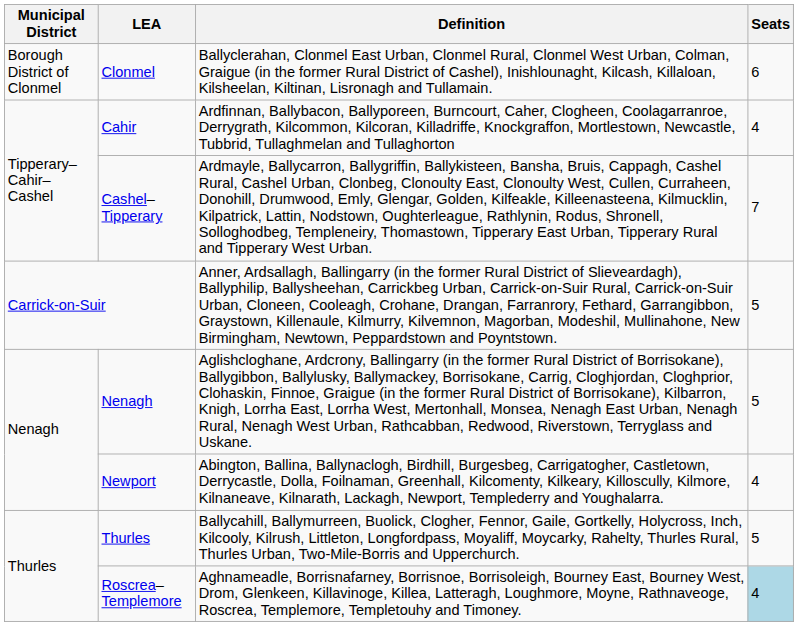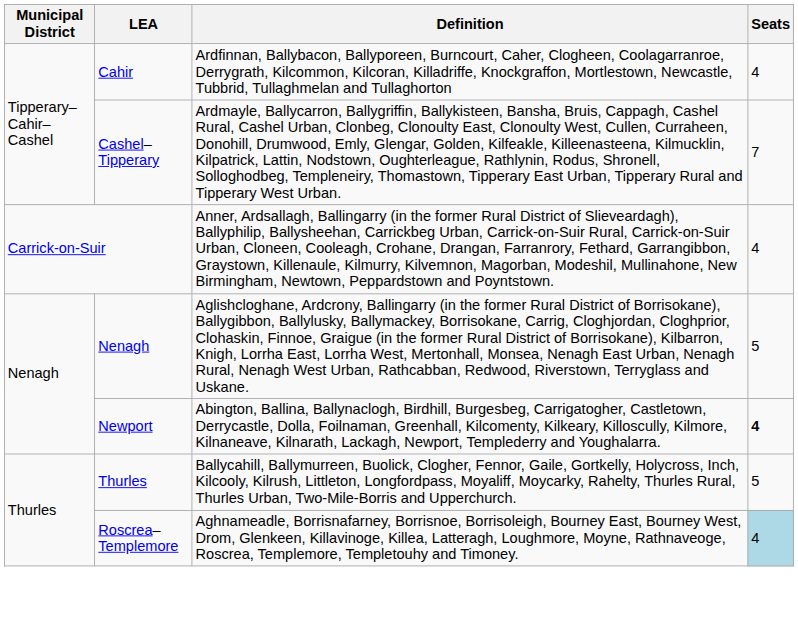- row: (128, 71)
(755, 304) 5 -> (755, 249) 4
(755, 482) normal -> (755, 426) bold
